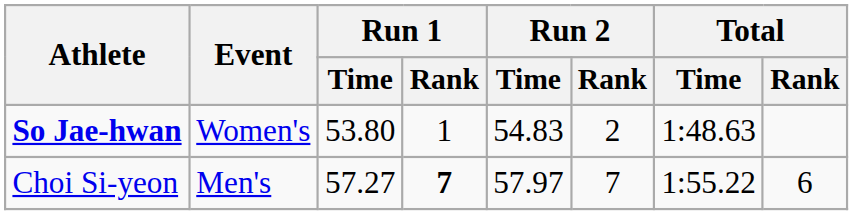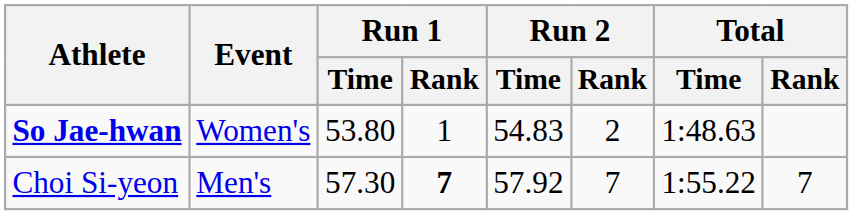(360, 182) 57.27 -> (360, 182) 57.30
(528, 182) 57.97 -> (528, 182) 57.92
(805, 182) 6 -> (805, 182) 7
